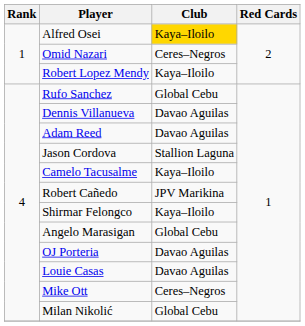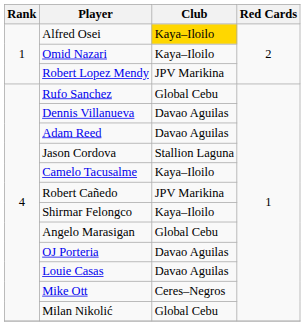(190, 53) Ceres–Negros -> (184, 53) Kaya–Iloilo
(184, 73) Kaya–Iloilo -> (189, 73) JPV Marikina
